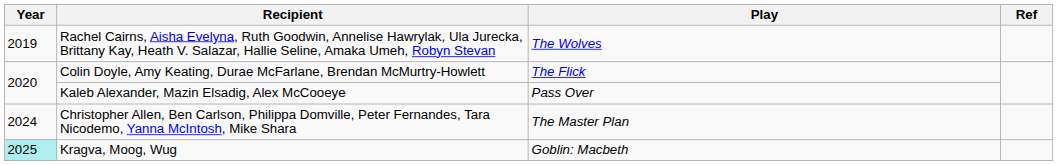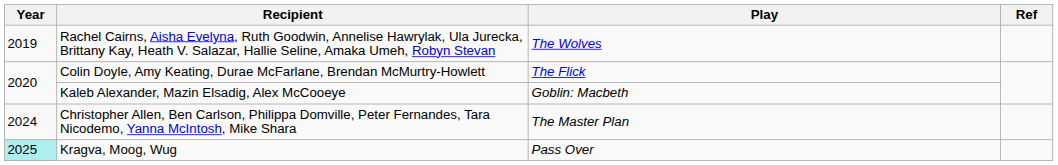(563, 93) Pass Over -> (580, 93) Goblin: Macbeth
(580, 150) Goblin: Macbeth -> (563, 150) Pass Over
